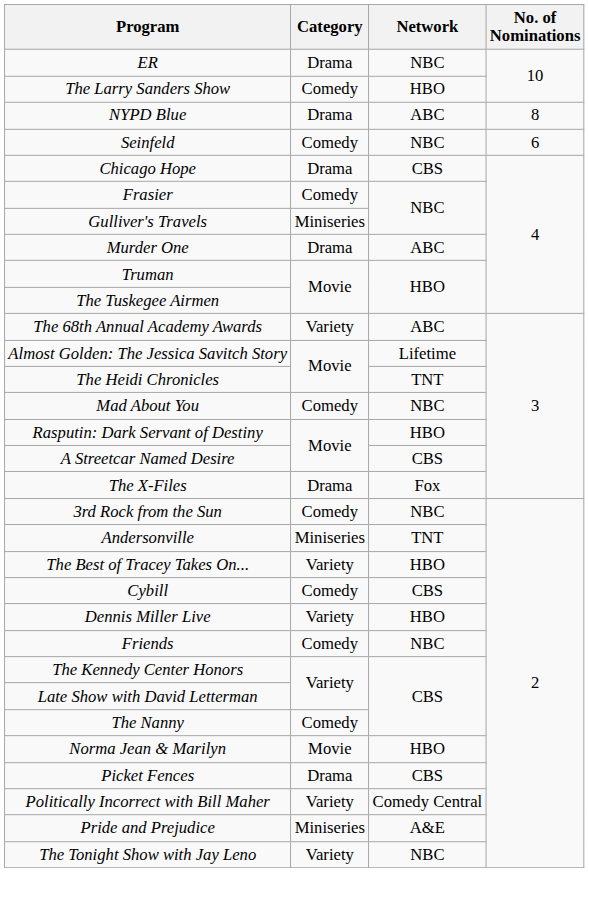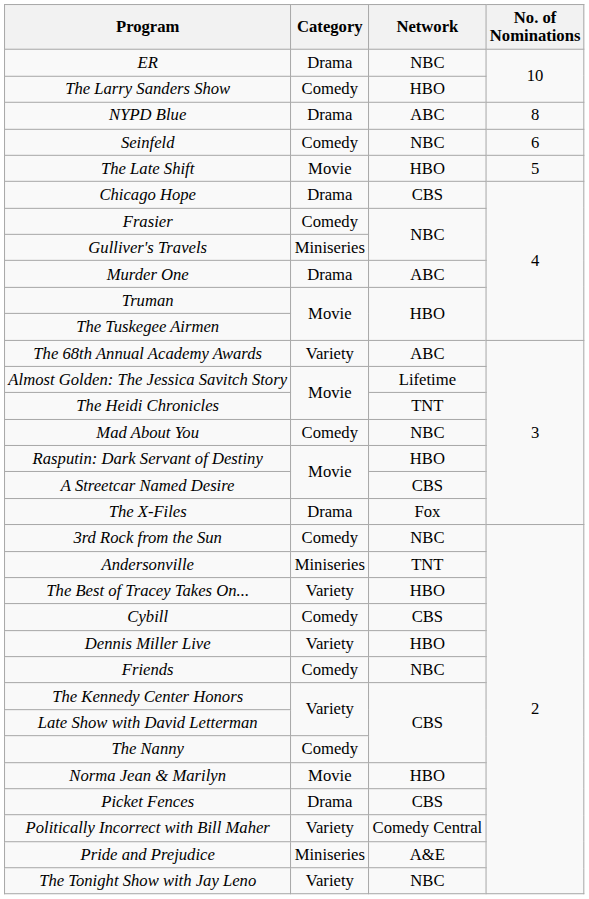+ row: (148, 168)
